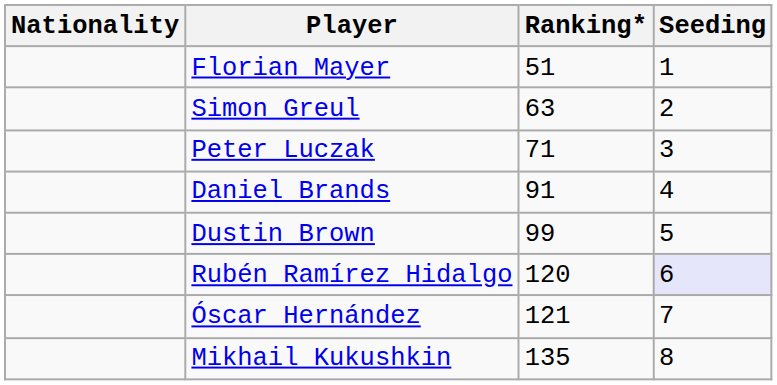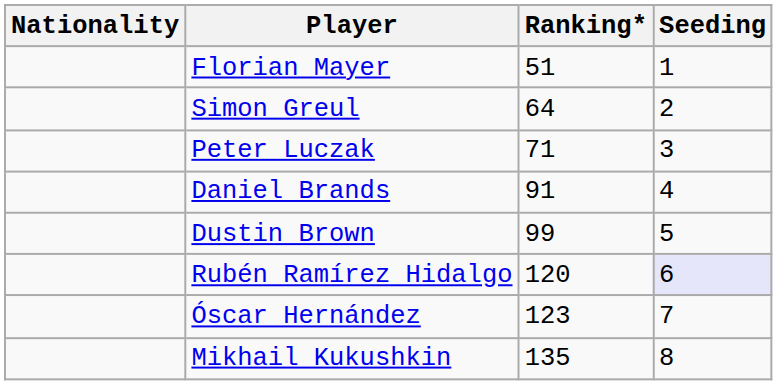(540, 109) 63 -> (540, 109) 64
(548, 316) 121 -> (548, 316) 123
